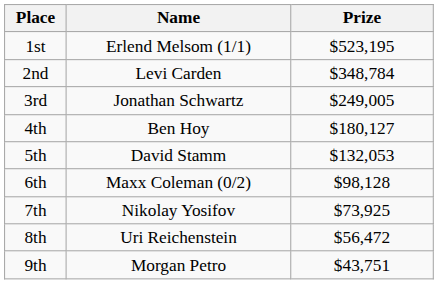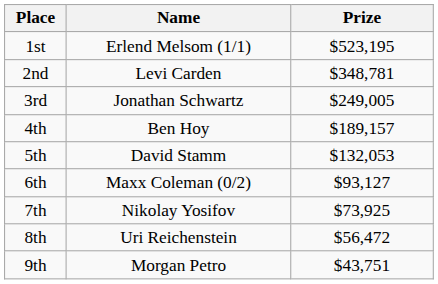(362, 73) $348,784 -> (362, 73) $348,781
(362, 127) $180,127 -> (362, 127) $189,157
(362, 182) $98,128 -> (362, 182) $93,127
